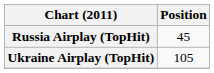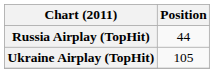(183, 36) 45 -> (183, 36) 44
